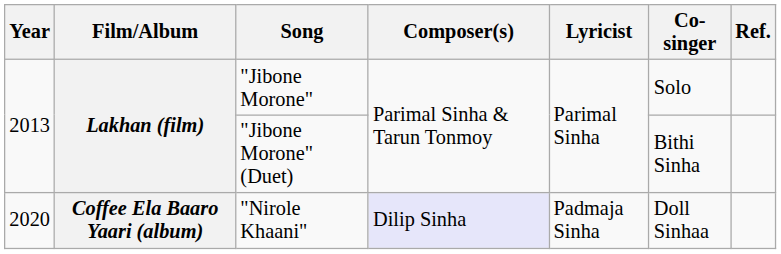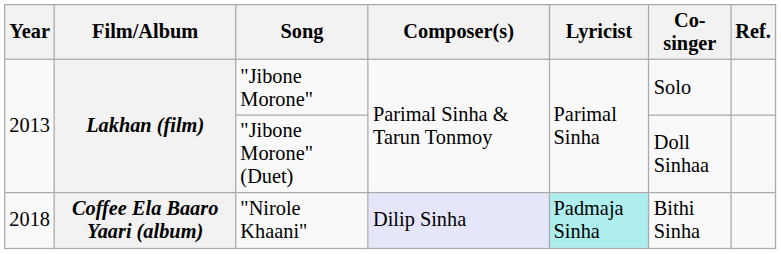(677, 153) Bithi Sinha -> (681, 153) Doll Sinhaa
(30, 220) 2020 -> (30, 220) 2018
(589, 220) no background -> (589, 220) paleturquoise background
(681, 220) Doll Sinhaa -> (677, 220) Bithi Sinha
